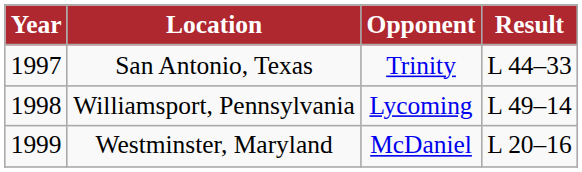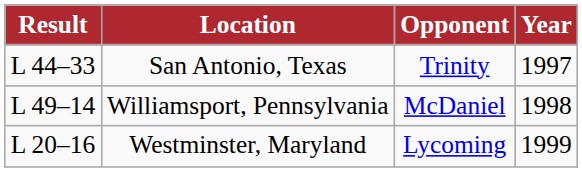columns swapped: (36, 24) <-> (529, 24)
(421, 105) Lycoming -> (455, 105) McDaniel
(421, 145) McDaniel -> (455, 145) Lycoming
